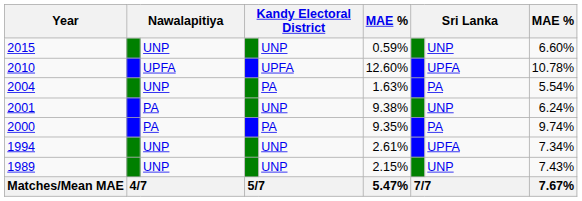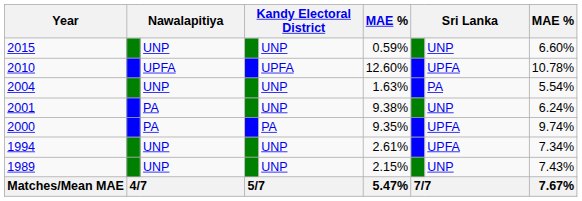(269, 87) PA -> (274, 87) UNP
(435, 127) PA -> (444, 127) UPFA
